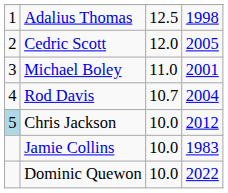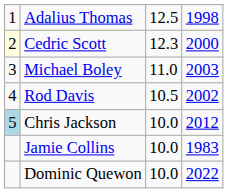(12, 43) no background -> (12, 43) lightyellow background
(164, 43) 12.0 -> (164, 43) 12.3
(202, 43) 2005 -> (202, 43) 2000
(202, 69) 2001 -> (202, 69) 2003
(164, 95) 10.7 -> (164, 95) 10.5
(202, 95) 2004 -> (202, 95) 2002
